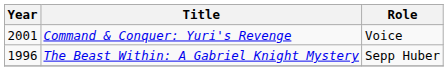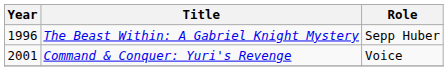rows swapped: (201, 55) <-> (167, 35)
